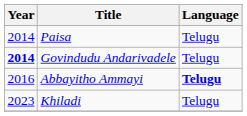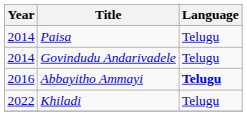(21, 57) bold -> (21, 57) normal
(21, 100) 2023 -> (21, 100) 2022
